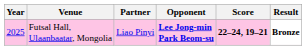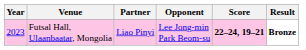(16, 32) 2025 -> (16, 32) 2023
(186, 32) bold -> (184, 32) normal
